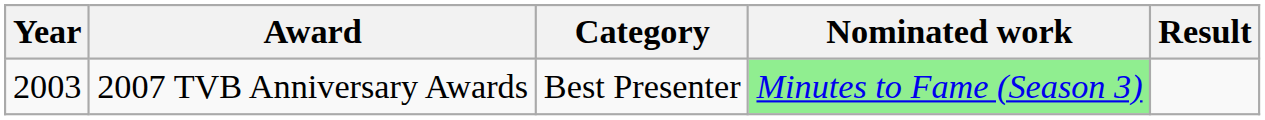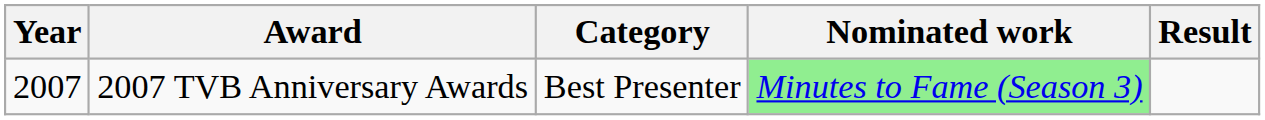(47, 85) 2003 -> (47, 85) 2007
